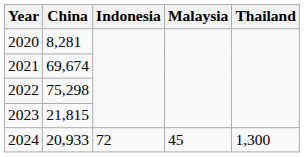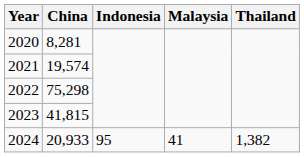(68, 66) 69,674 -> (68, 66) 19,574
(68, 115) 21,815 -> (68, 115) 41,815
(104, 139) 72 -> (104, 139) 95
(176, 139) 45 -> (176, 139) 41
(253, 139) 1,300 -> (253, 139) 1,382
